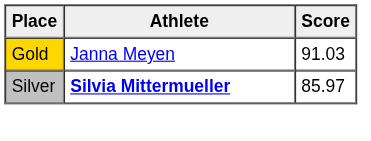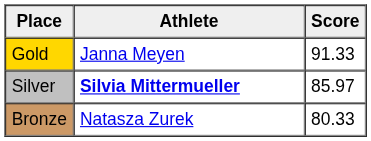(323, 54) 91.03 -> (333, 54) 91.33
+ row: (39, 119)
